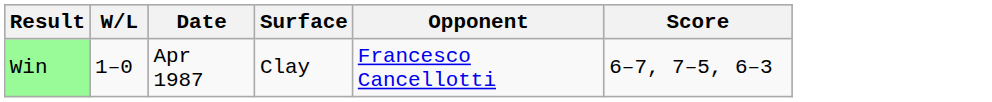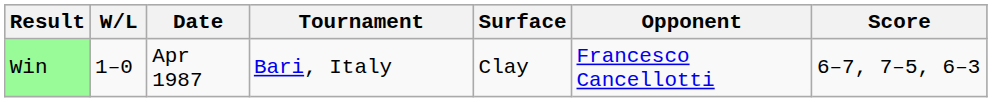+ column: (361, 22)
